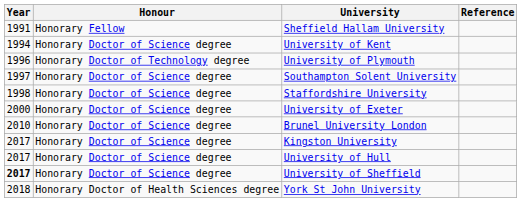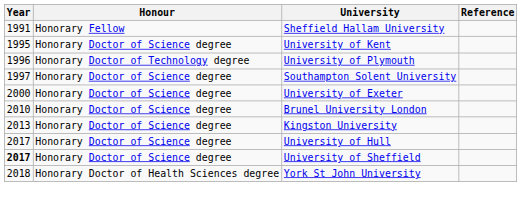(19, 45) 1994 -> (19, 45) 1995
- row: (355, 93)
(19, 141) 2017 -> (19, 125) 2013
